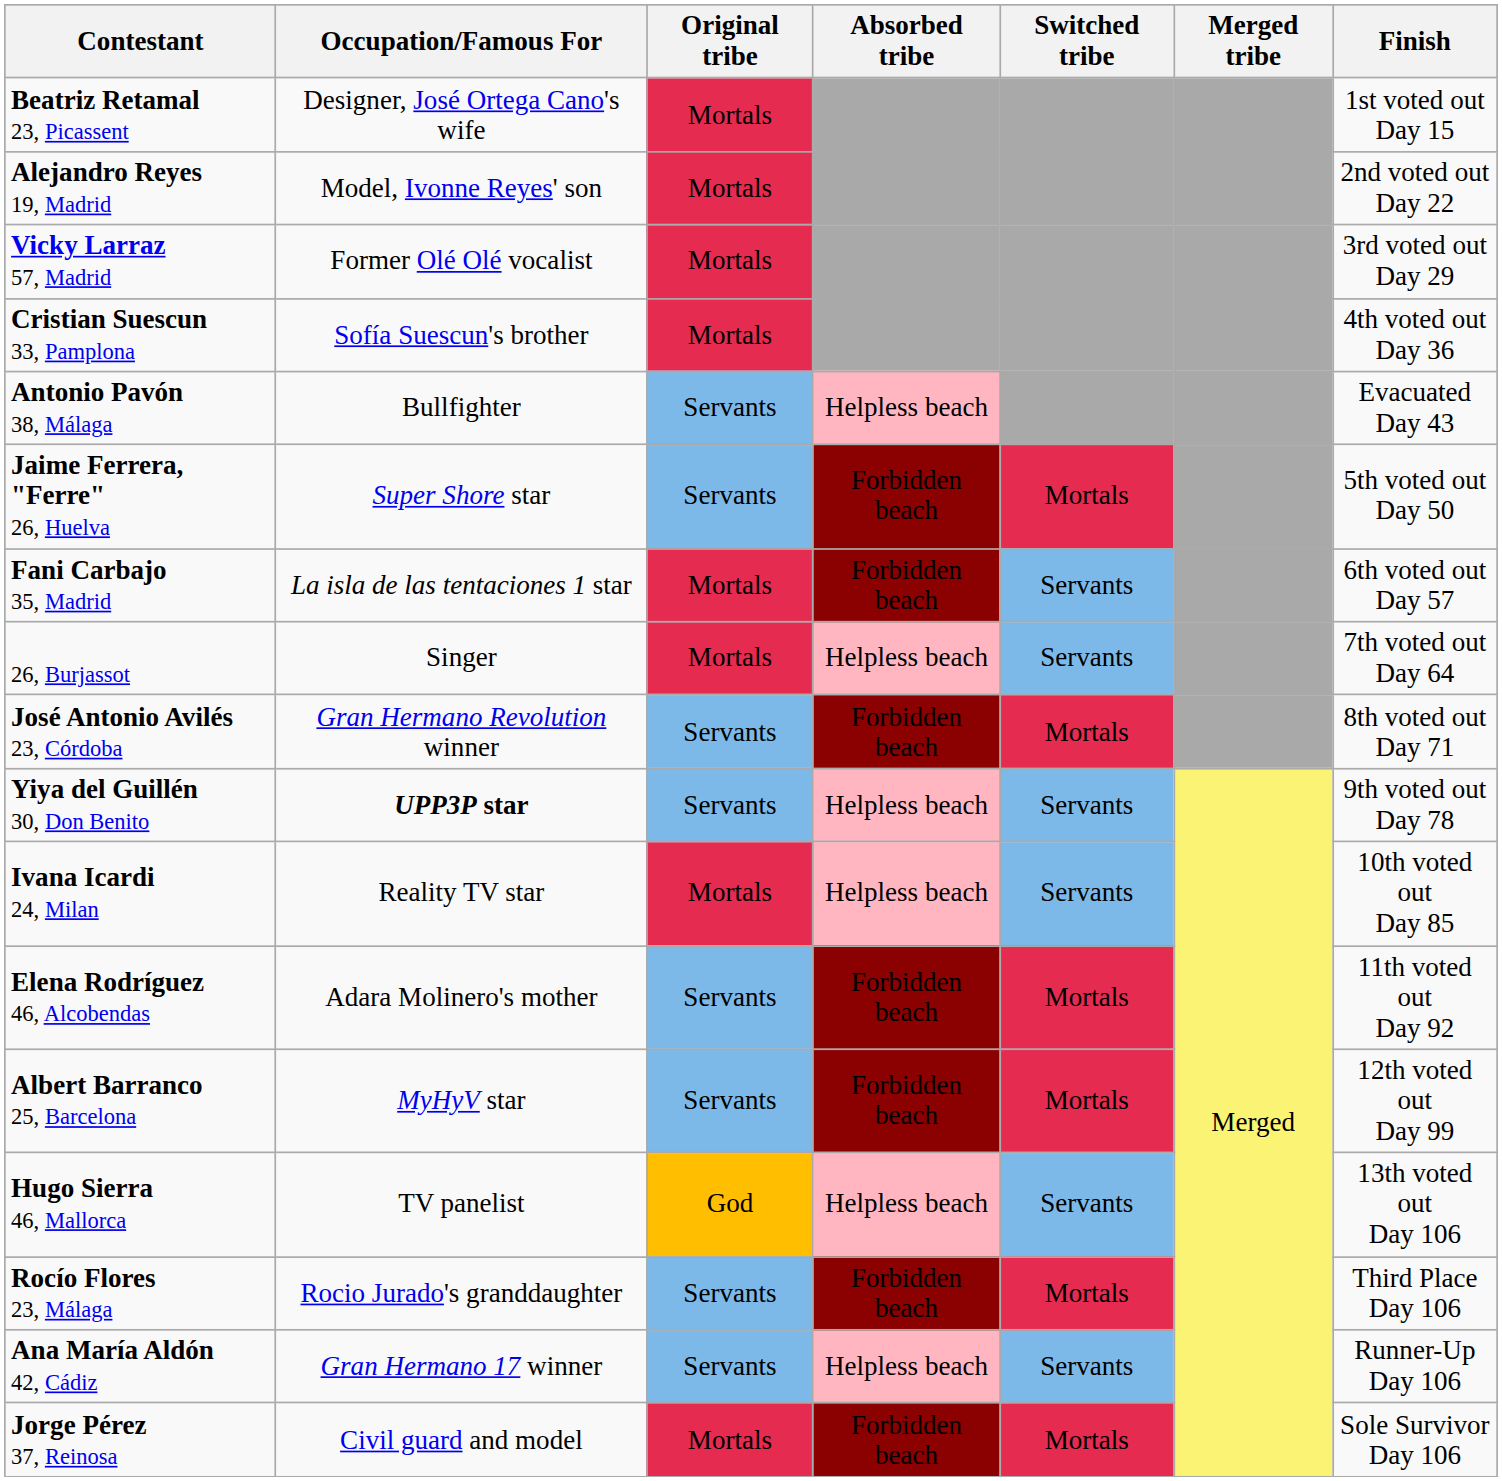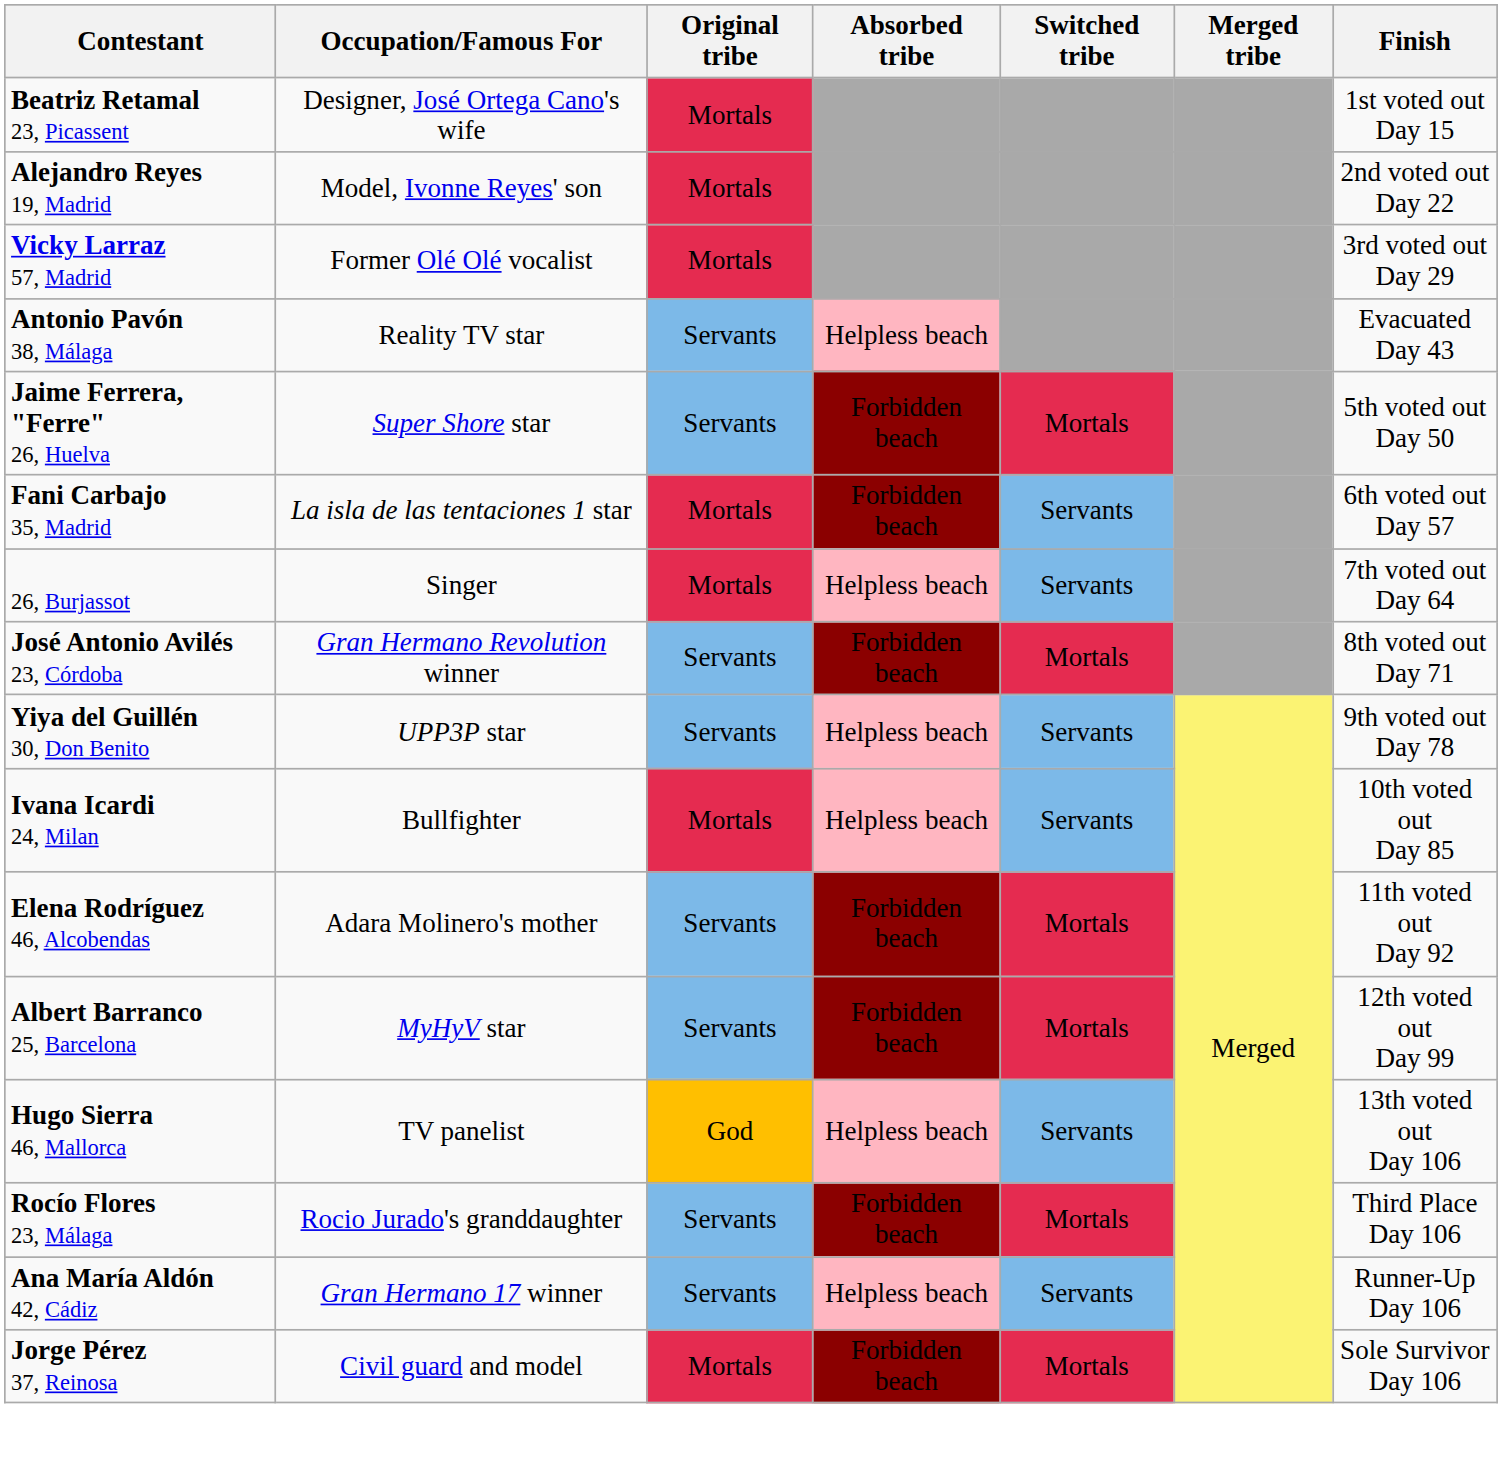- row: (109, 334)
(461, 407) Bullfighter -> (461, 334) Reality TV star
(461, 804) bold -> (461, 731) normal
(461, 893) Reality TV star -> (461, 819) Bullfighter
